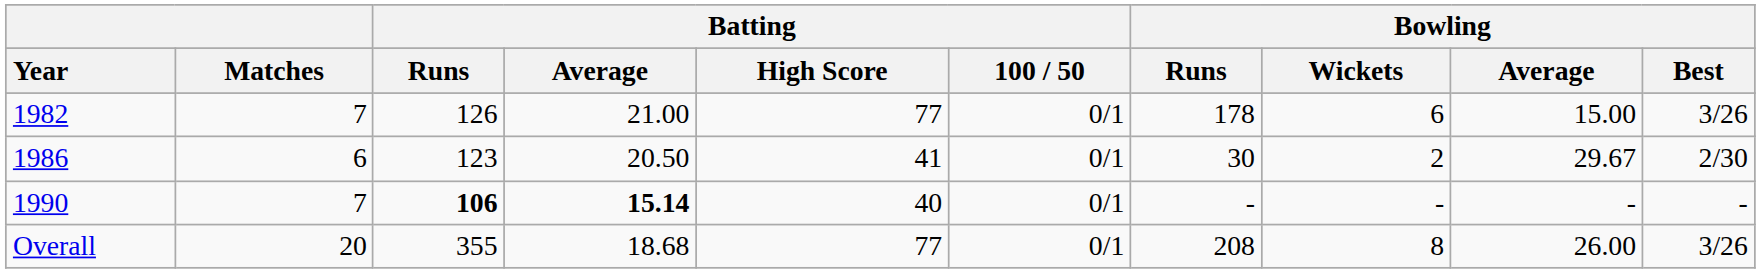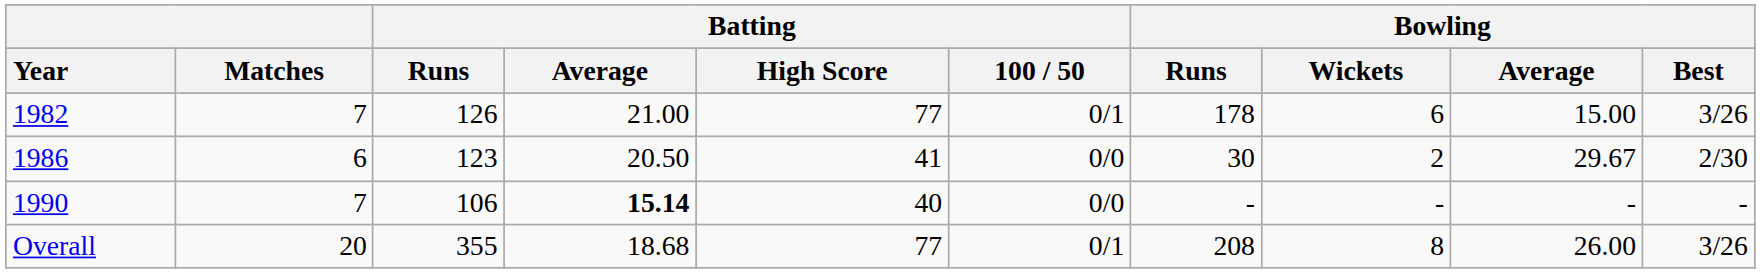(1107, 158) 0/1 -> (1107, 158) 0/0
(477, 202) bold -> (477, 202) normal
(1107, 202) 0/1 -> (1107, 202) 0/0
